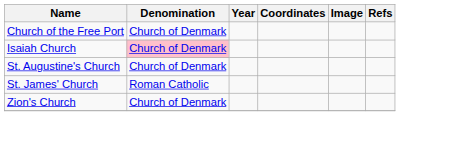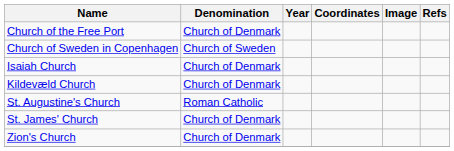+ row: (93, 48)
(178, 48) pink background -> (232, 66) no background
+ row: (51, 84)
(178, 66) Church of Denmark -> (223, 102) Roman Catholic
(169, 84) Roman Catholic -> (232, 119) Church of Denmark
